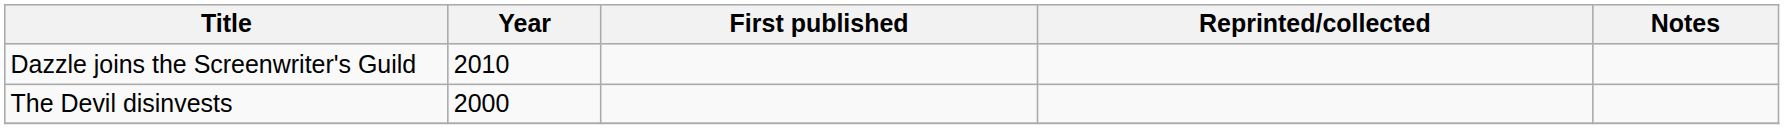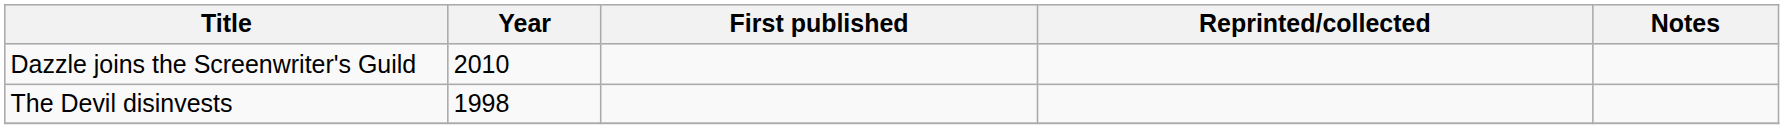(482, 103) 2000 -> (482, 103) 1998
